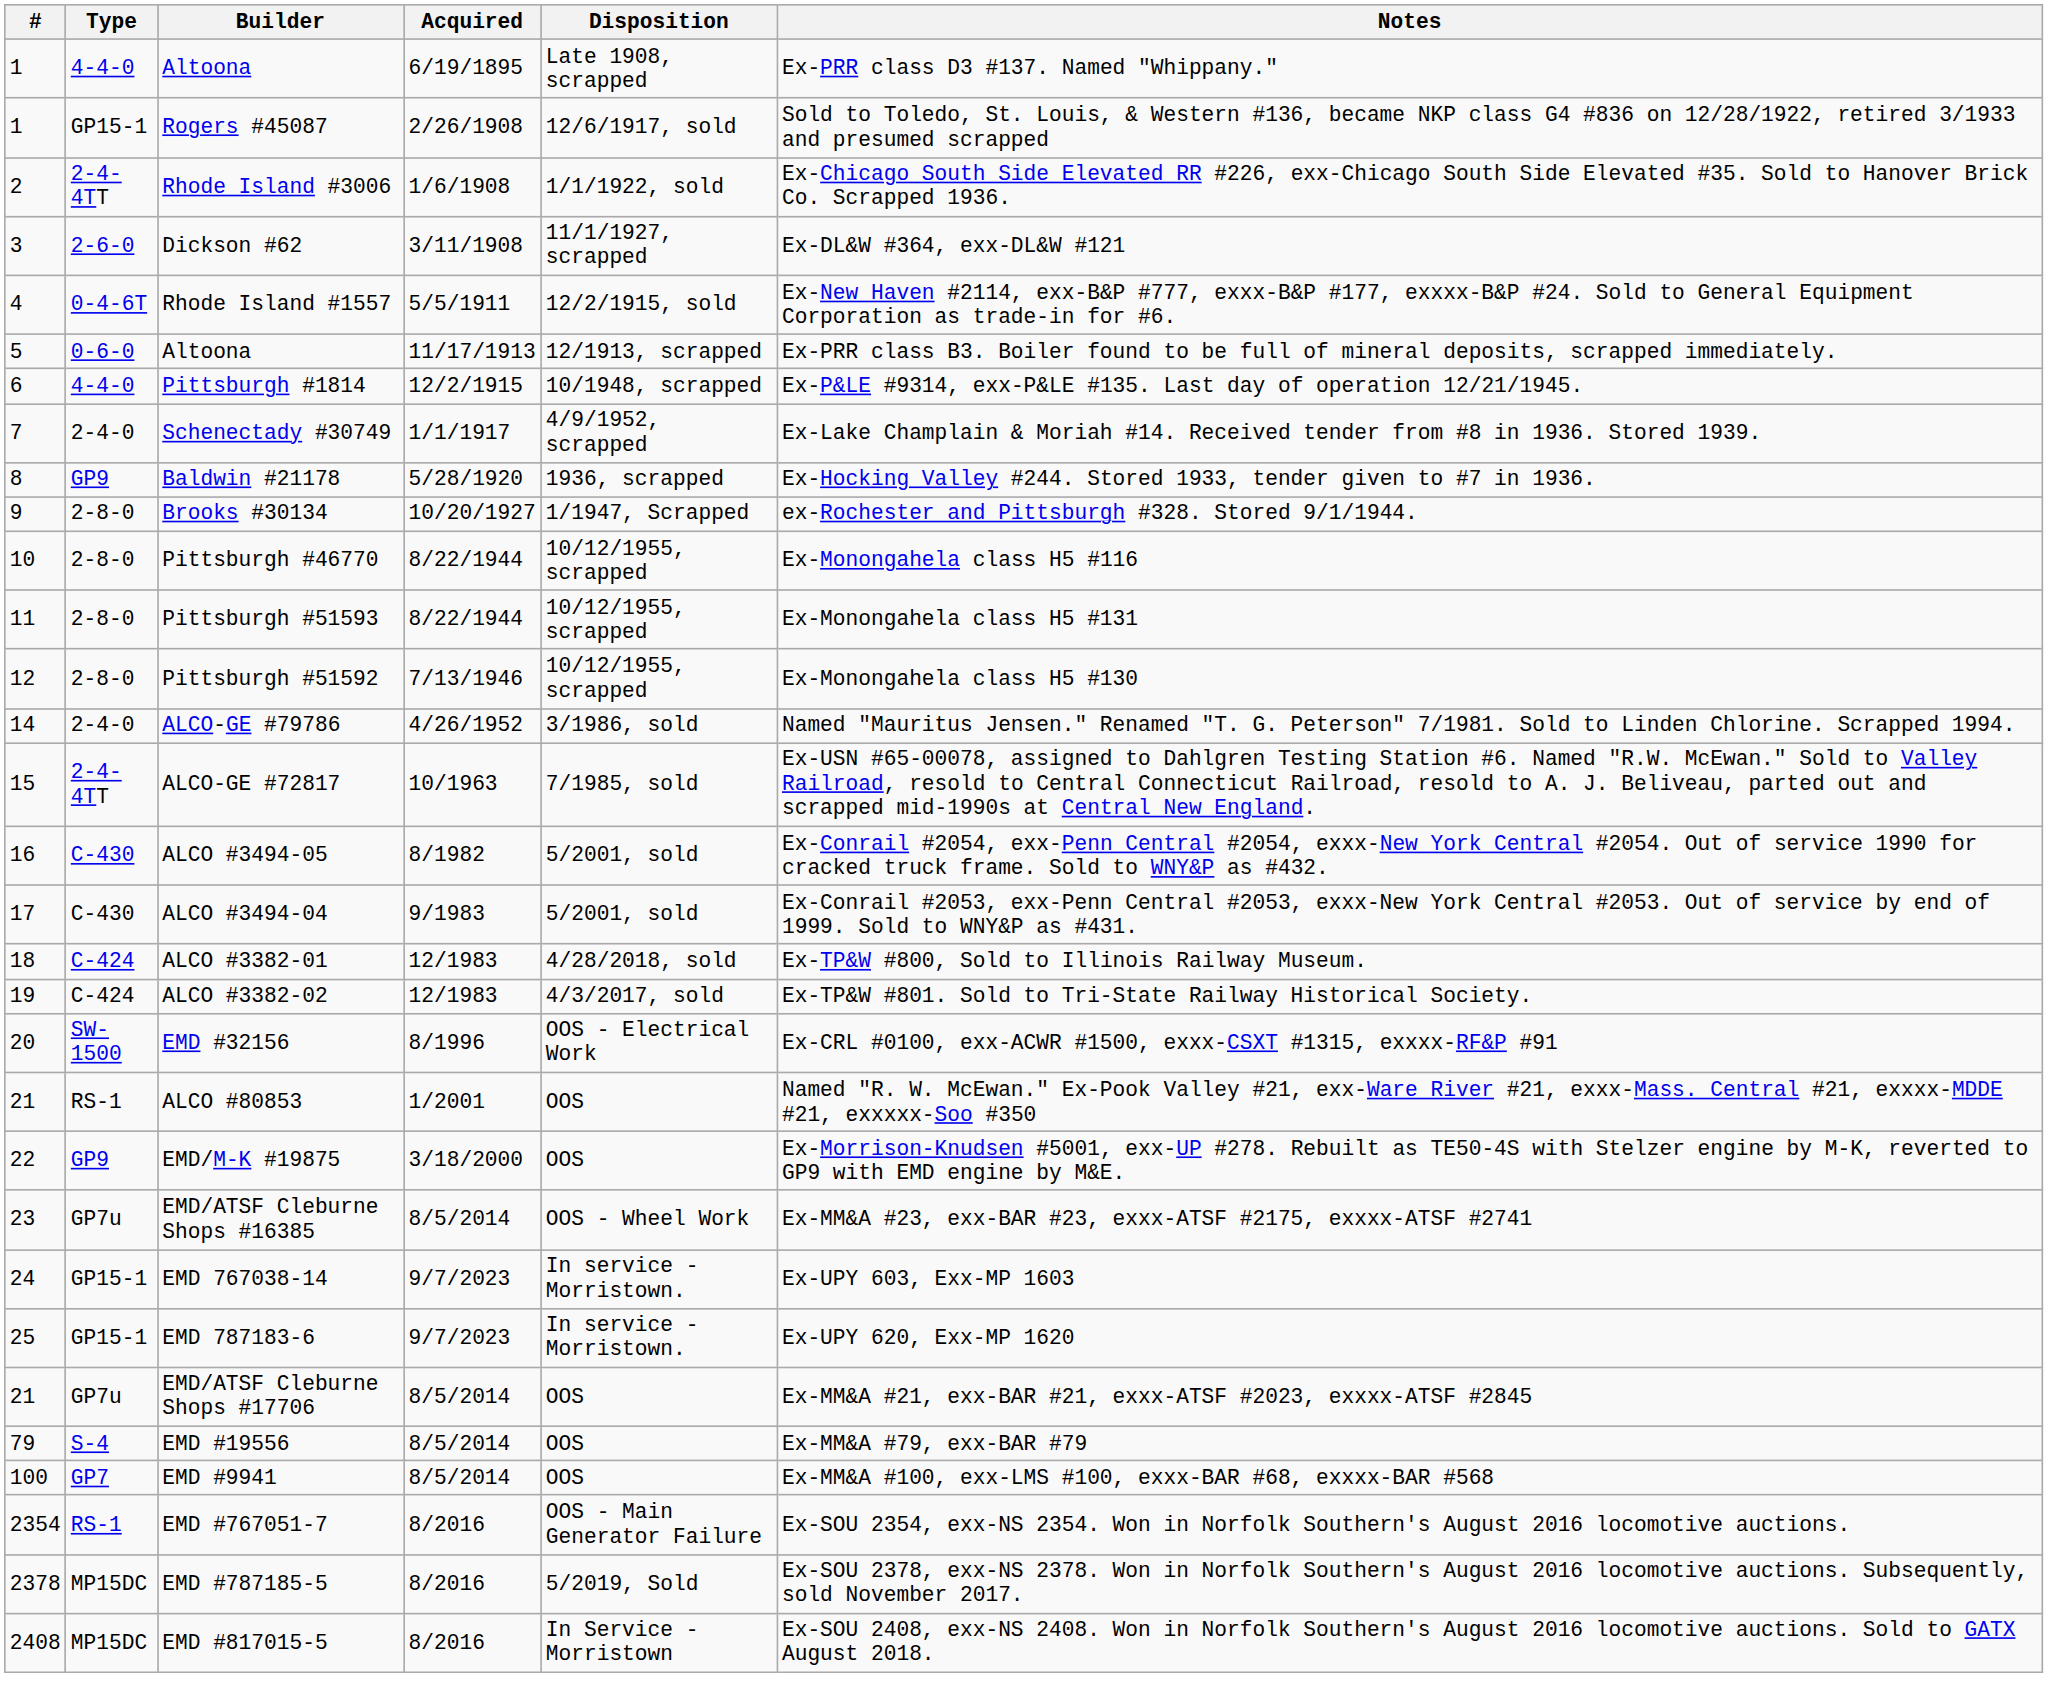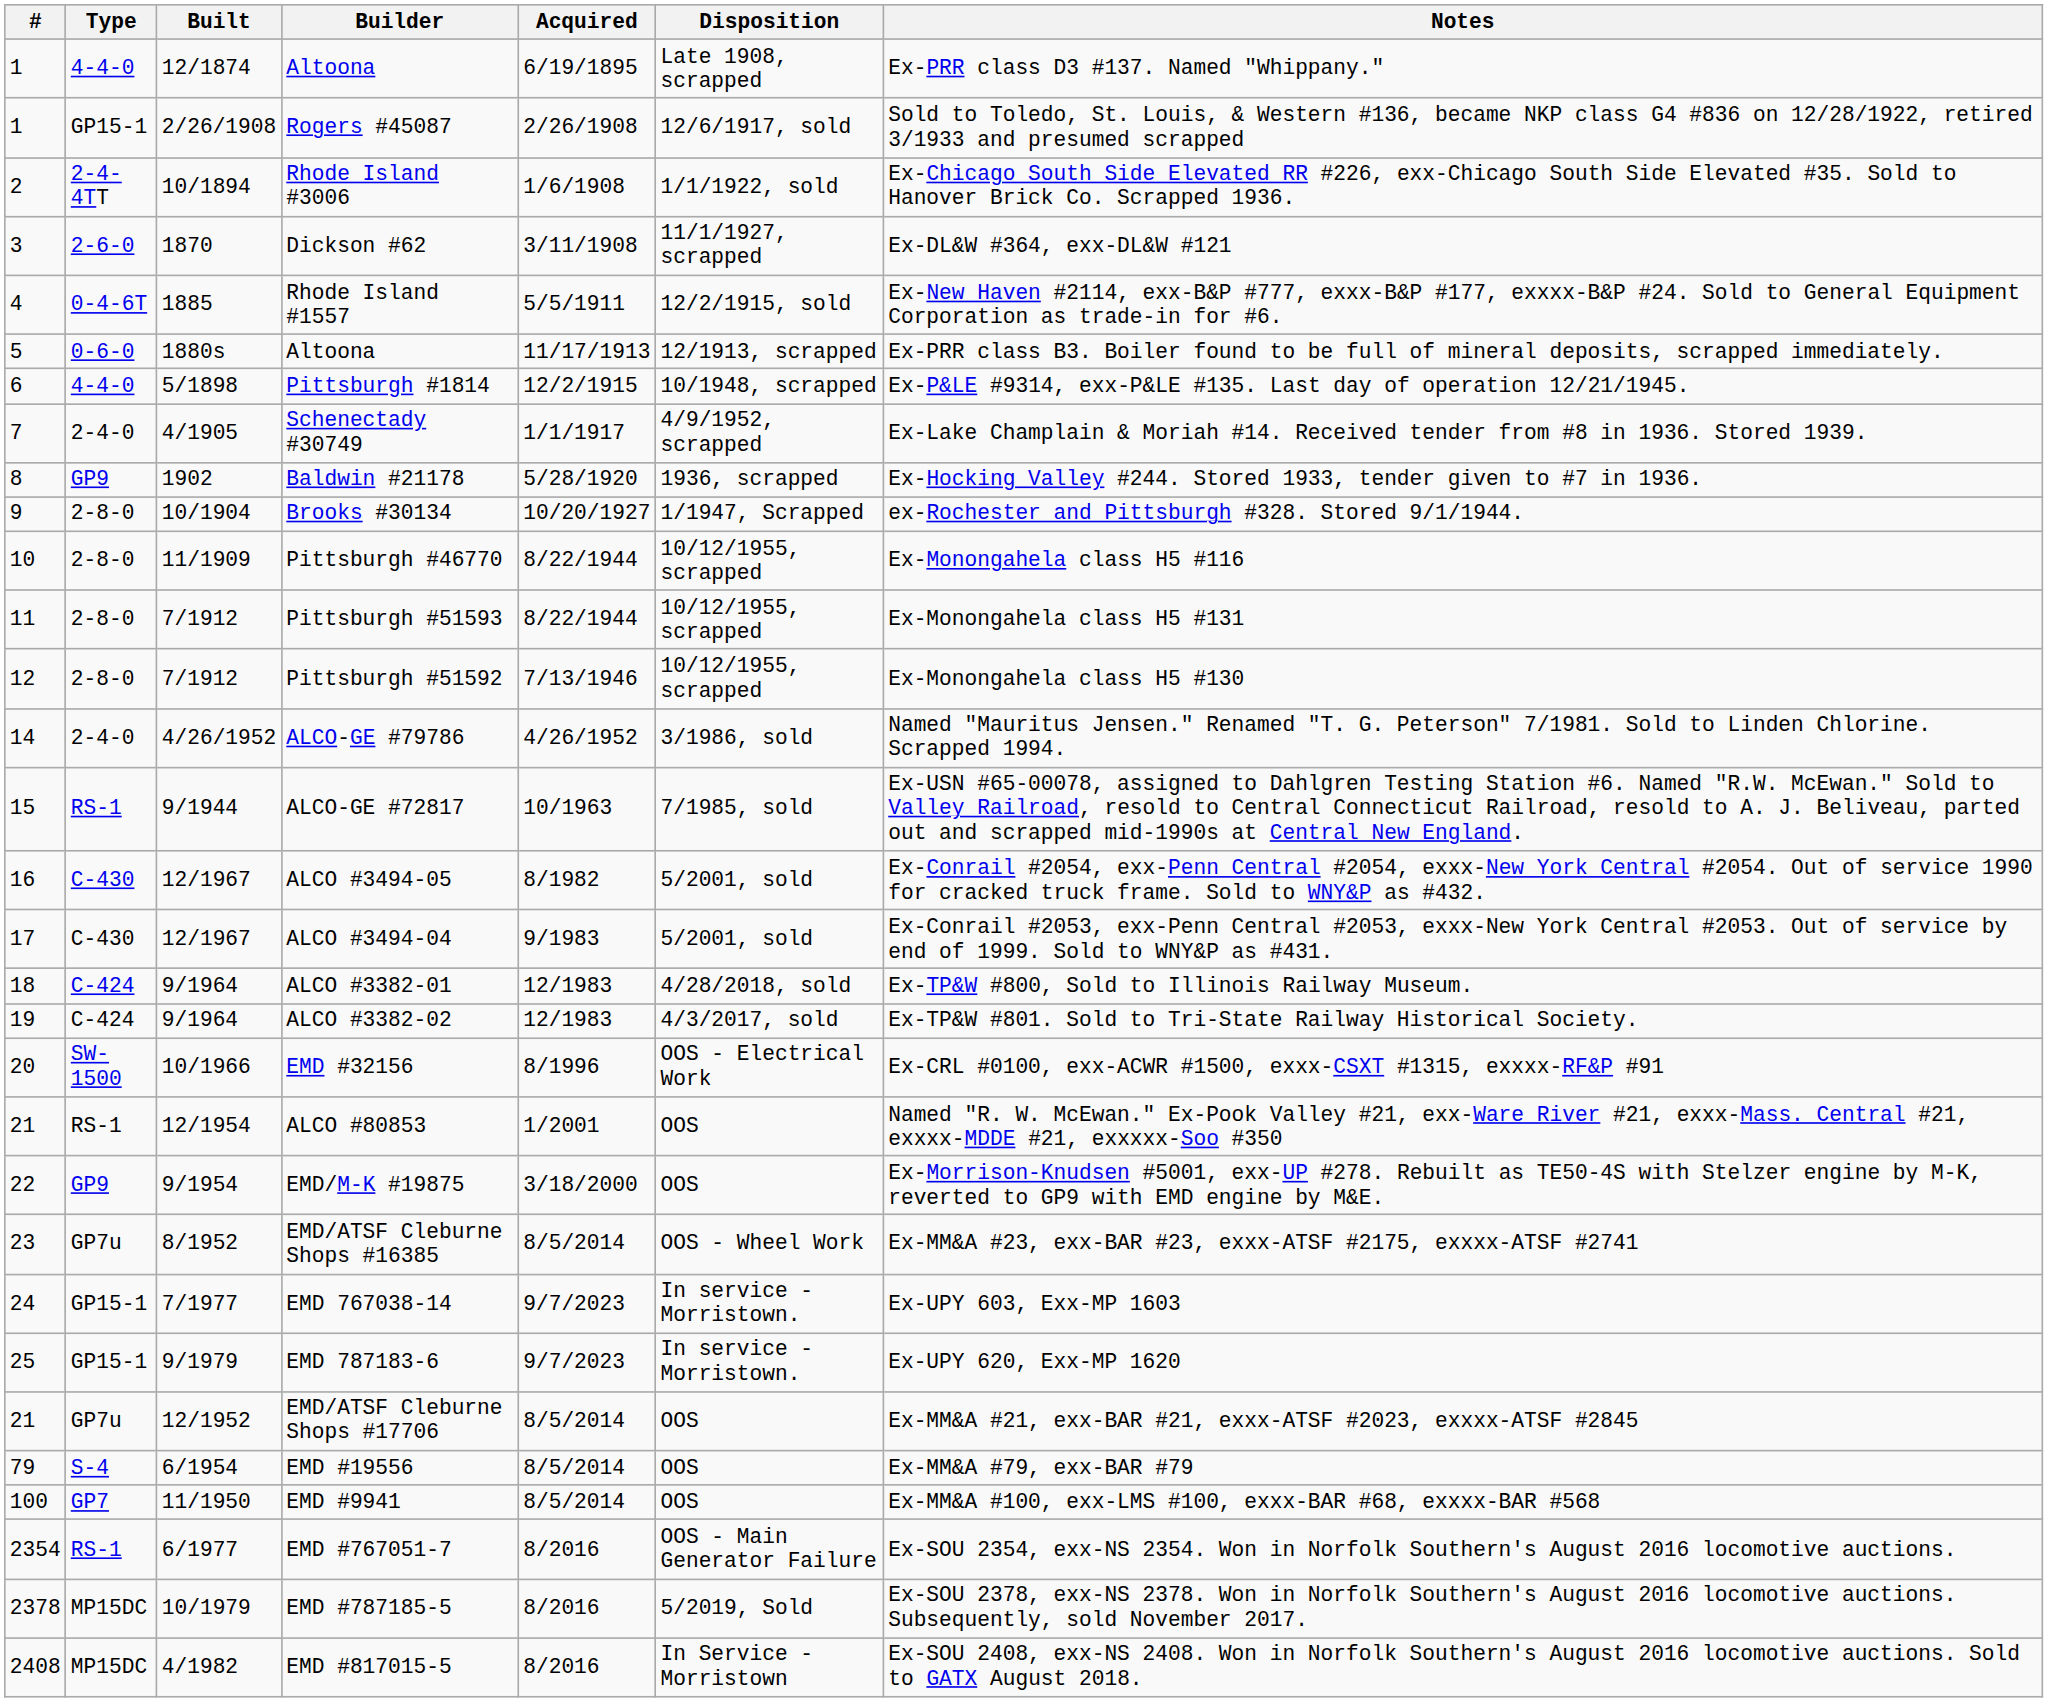+ column: (219, 22)
(96, 785) 2-4-4TT -> (96, 809) RS-1
